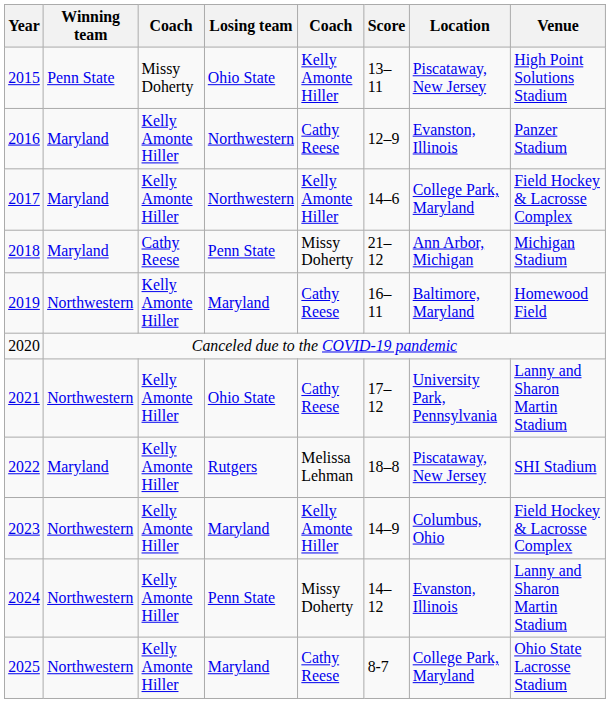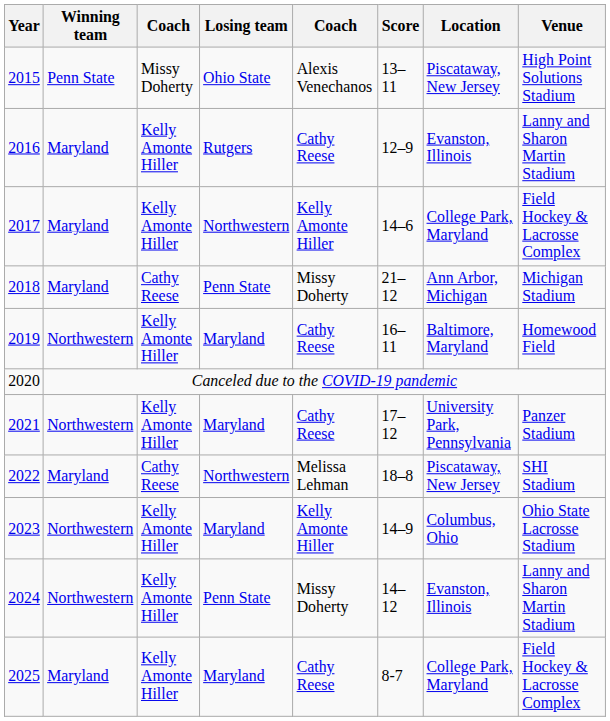(327, 77) Kelly Amonte Hiller -> (334, 77) Alexis Venechanos
(251, 138) Northwestern -> (228, 147) Rutgers
(541, 138) Panzer Stadium -> (556, 147) Lanny and Sharon Martin Stadium
(241, 397) Ohio State -> (234, 424) Maryland
(548, 397) Lanny and Sharon Martin Stadium -> (549, 424) Panzer Stadium
(167, 467) Kelly Amonte Hiller -> (160, 476) Cathy Reese
(232, 467) Rutgers -> (246, 476) Northwestern
(557, 528) Field Hockey & Lacrosse Complex -> (556, 528) Ohio State Lacrosse Stadium
(90, 667) Northwestern -> (78, 676) Maryland
(548, 667) Ohio State Lacrosse Stadium -> (555, 676) Field Hockey & Lacrosse Complex
